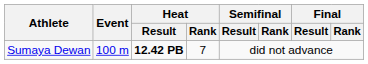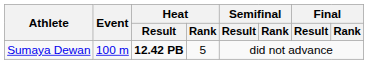(203, 50) 7 -> (203, 50) 5
